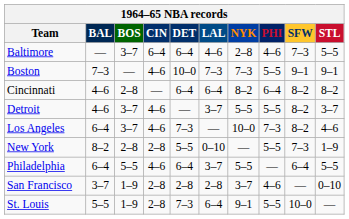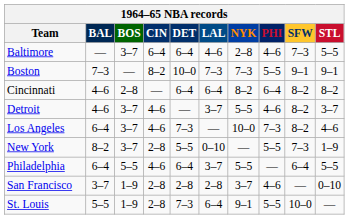(157, 71) 4–6 -> (157, 71) 8–2
(272, 109) 5–5 -> (272, 109) 4–6
(129, 147) 2–8 -> (129, 147) 3–7
